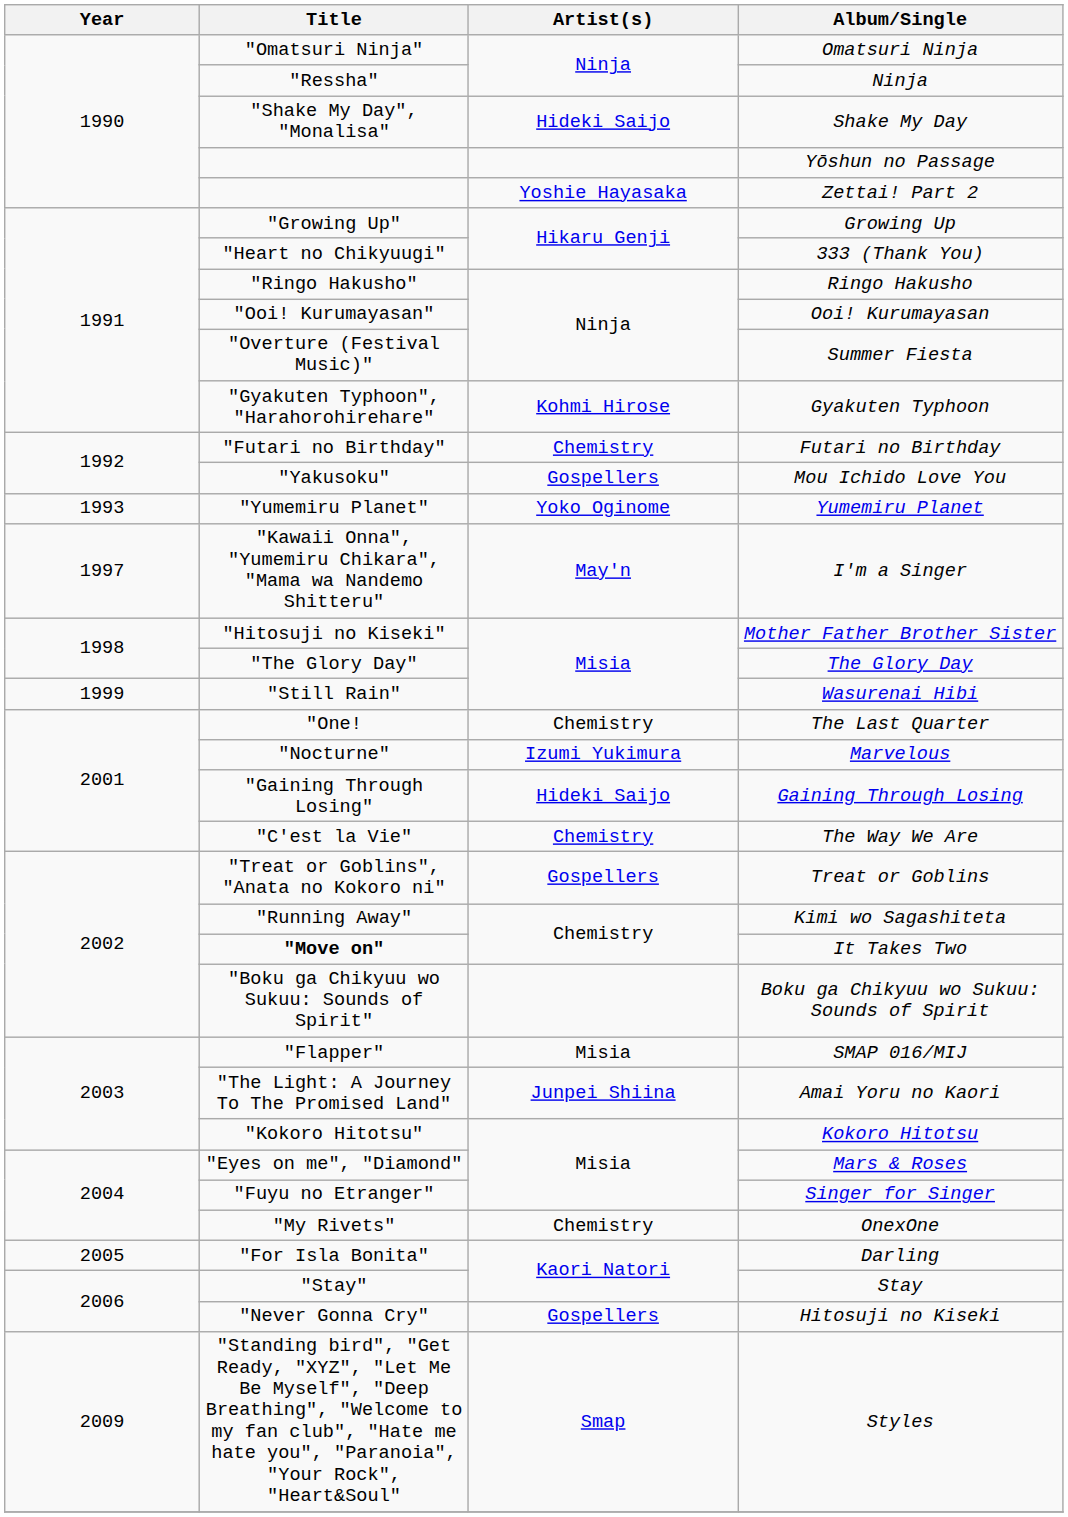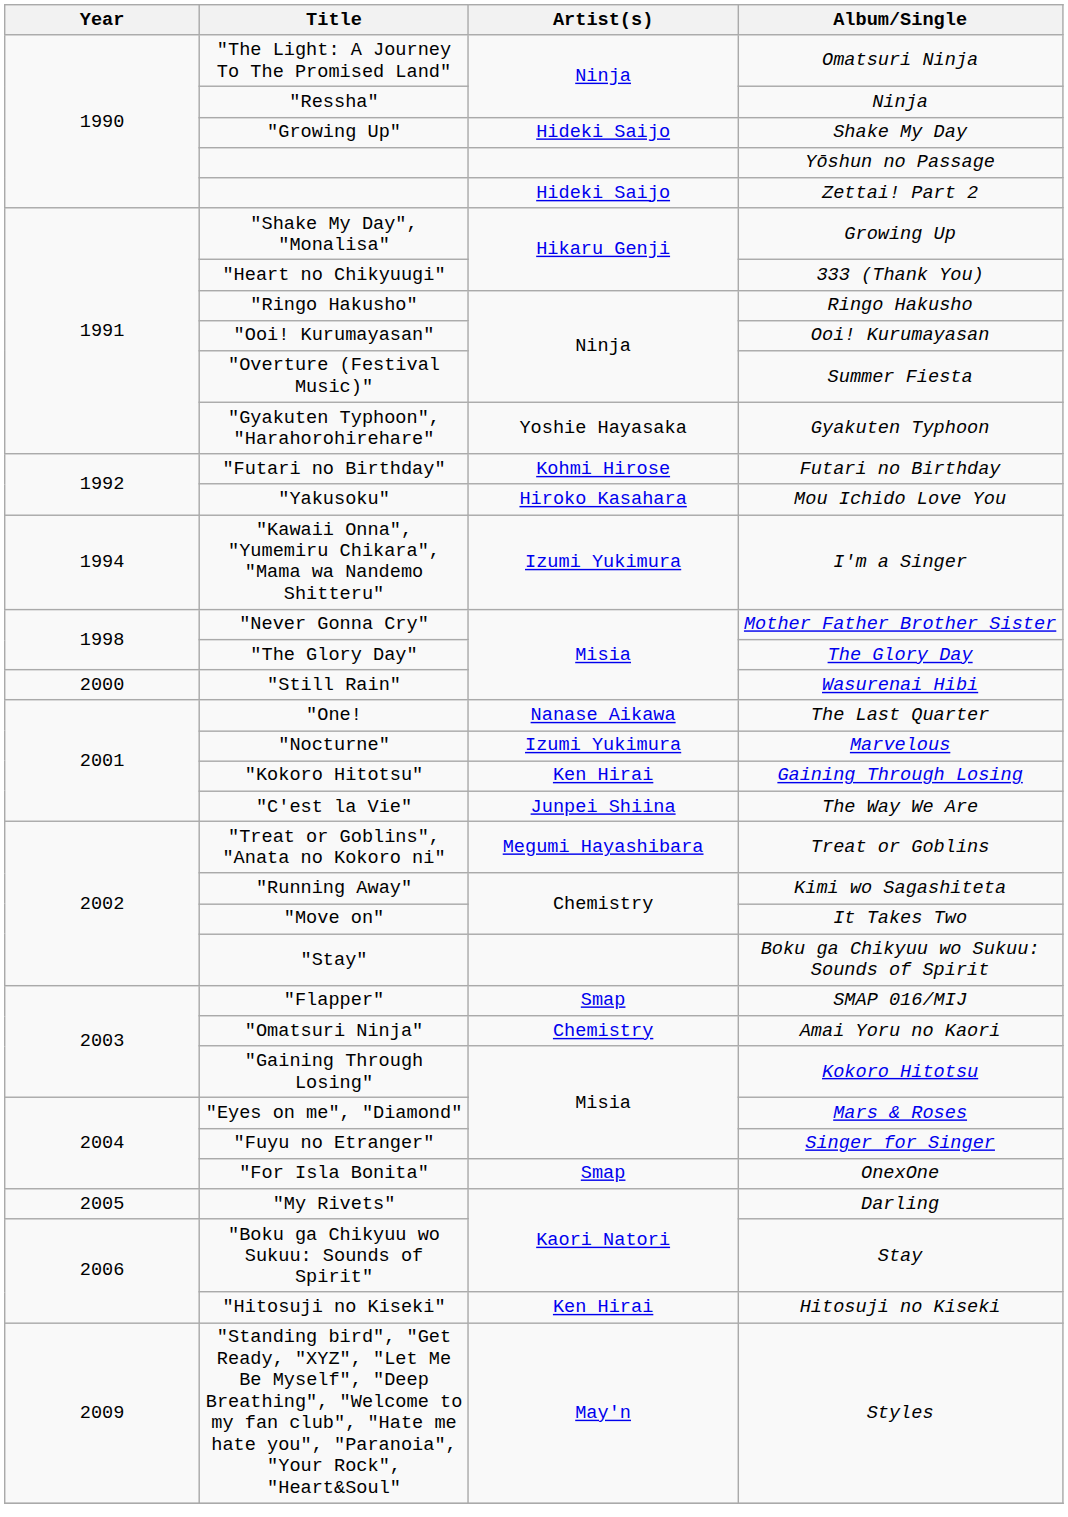(334, 50) "Omatsuri Ninja" -> (334, 61) "The Light: A Journey To The Promised Land"
(334, 121) "Shake My Day", "Monalisa" -> (334, 132) "Growing Up"
(603, 193) Yoshie Hayasaka -> (603, 193) Hideki Saijo
(334, 223) "Growing Up" -> (334, 234) "Shake My Day", "Monalisa"
(603, 407) Kohmi Hirose -> (603, 428) Yoshie Hayasaka
(603, 448) Chemistry -> (603, 469) Kohmi Hirose
(603, 478) Gospellers -> (603, 500) Hiroko Kasahara
- row: (900, 508)
(102, 571) 1997 -> (102, 562) 1994
(603, 571) May'n -> (603, 562) Izumi Yukimura
(334, 633) "Hitosuji no Kiseki" -> (334, 624) "Never Gonna Cry"
(102, 694) 1999 -> (102, 685) 2000
(603, 724) Chemistry -> (603, 715) Nanase Aikawa
(334, 796) "Gaining Through Losing" -> (334, 776) "Kokoro Hitotsu"
(603, 796) Hideki Saijo -> (603, 776) Ken Hirai
(603, 837) Chemistry -> (603, 806) Junpei Shiina
(603, 878) Gospellers -> (603, 847) Megumi Hayashibara
(334, 949) bold -> (334, 919) normal
(334, 1001) "Boku ga Chikyuu wo Sukuu: Sounds of Spirit" -> (334, 960) "Stay"
(603, 1052) Misia -> (603, 1001) Smap
(334, 1093) "The Light: A Journey To The Promised Land" -> (334, 1031) "Omatsuri Ninja"
(603, 1093) Junpei Shiina -> (603, 1031) Chemistry
(334, 1134) "Kokoro Hitotsu" -> (334, 1072) "Gaining Through Losing"
(334, 1225) "My Rivets" -> (334, 1174) "For Isla Bonita"
(603, 1225) Chemistry -> (603, 1174) Smap
(334, 1256) "For Isla Bonita" -> (334, 1204) "My Rivets"
(334, 1286) "Stay" -> (334, 1256) "Boku ga Chikyuu wo Sukuu: Sounds of Spirit"
(334, 1316) "Never Gonna Cry" -> (334, 1307) "Hitosuji no Kiseki"
(603, 1316) Gospellers -> (603, 1307) Ken Hirai
(603, 1422) Smap -> (603, 1413) May'n
